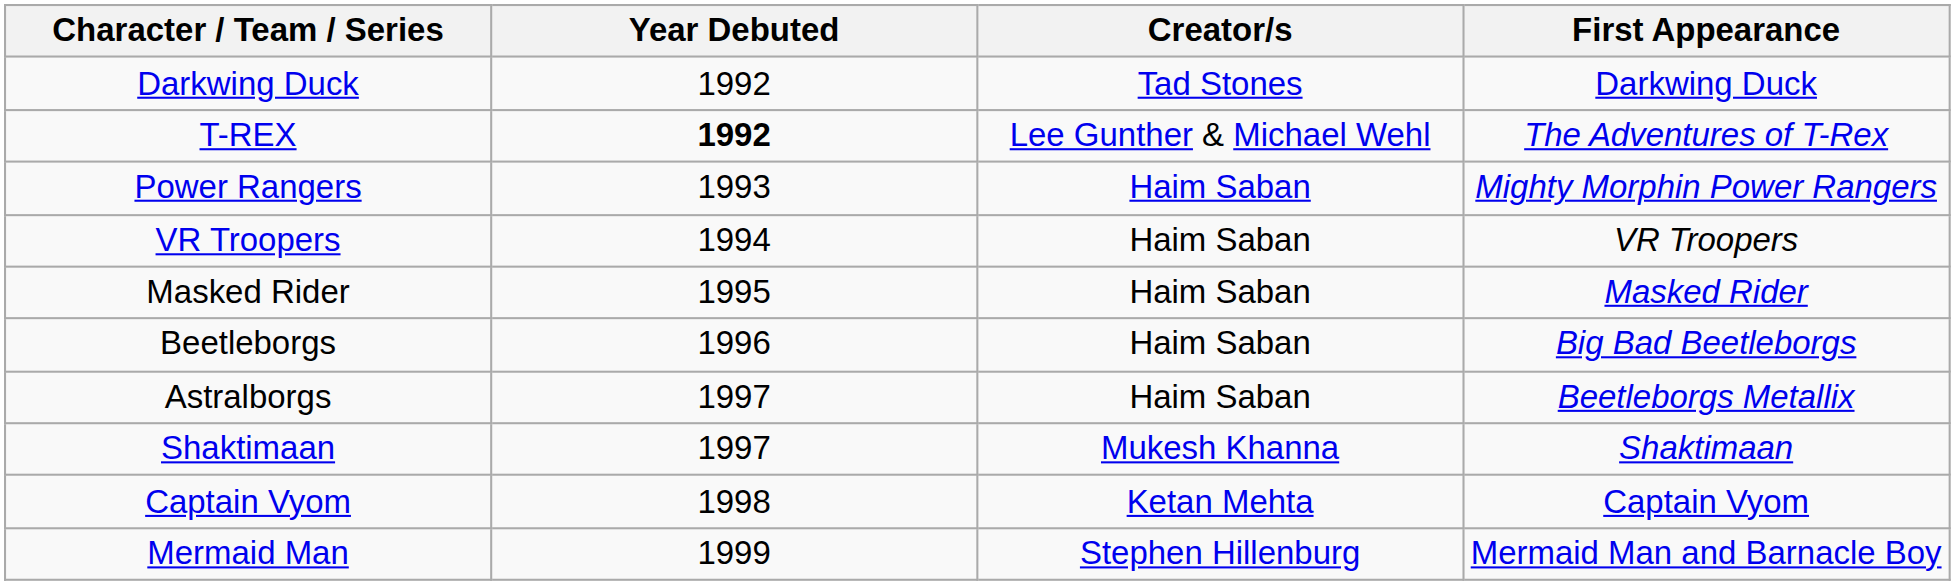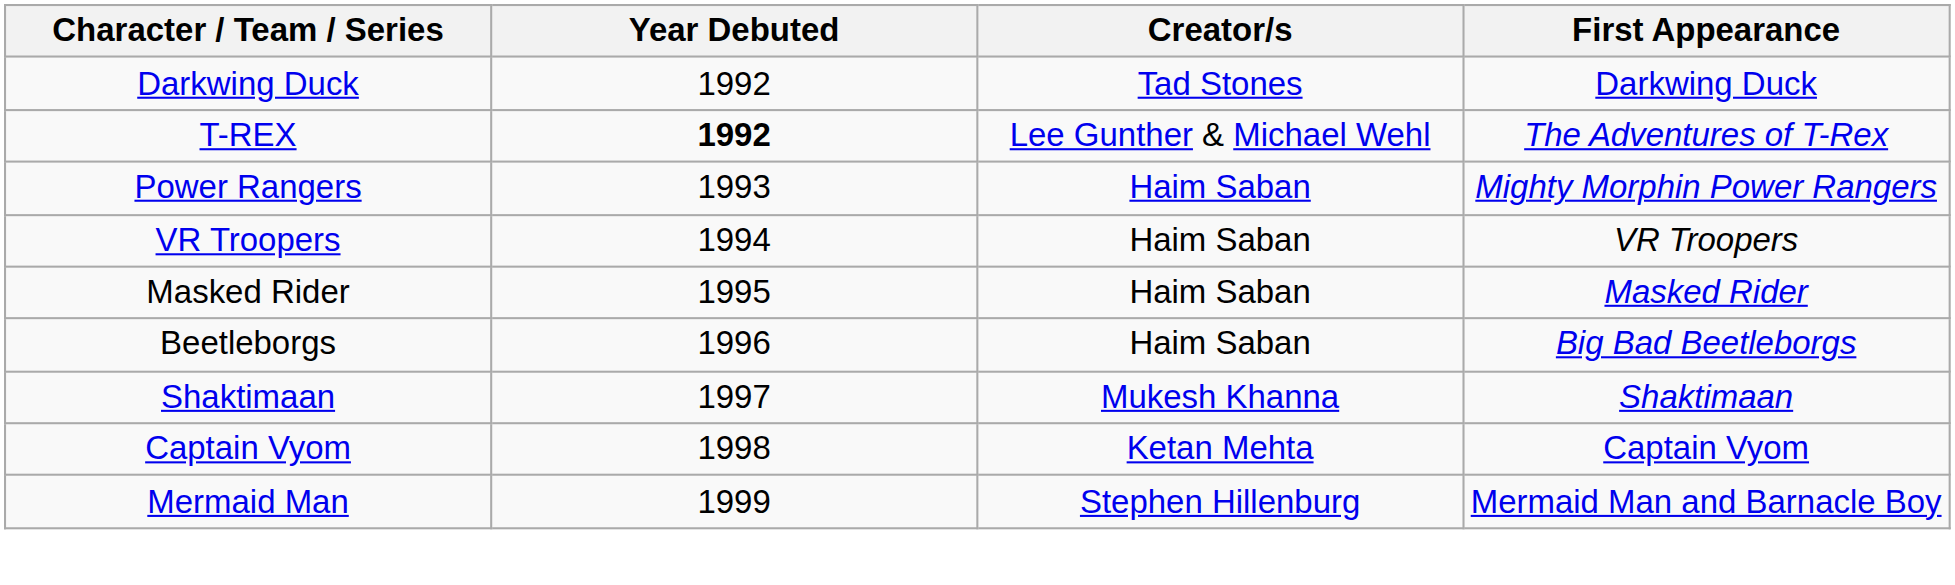- row: (248, 396)
